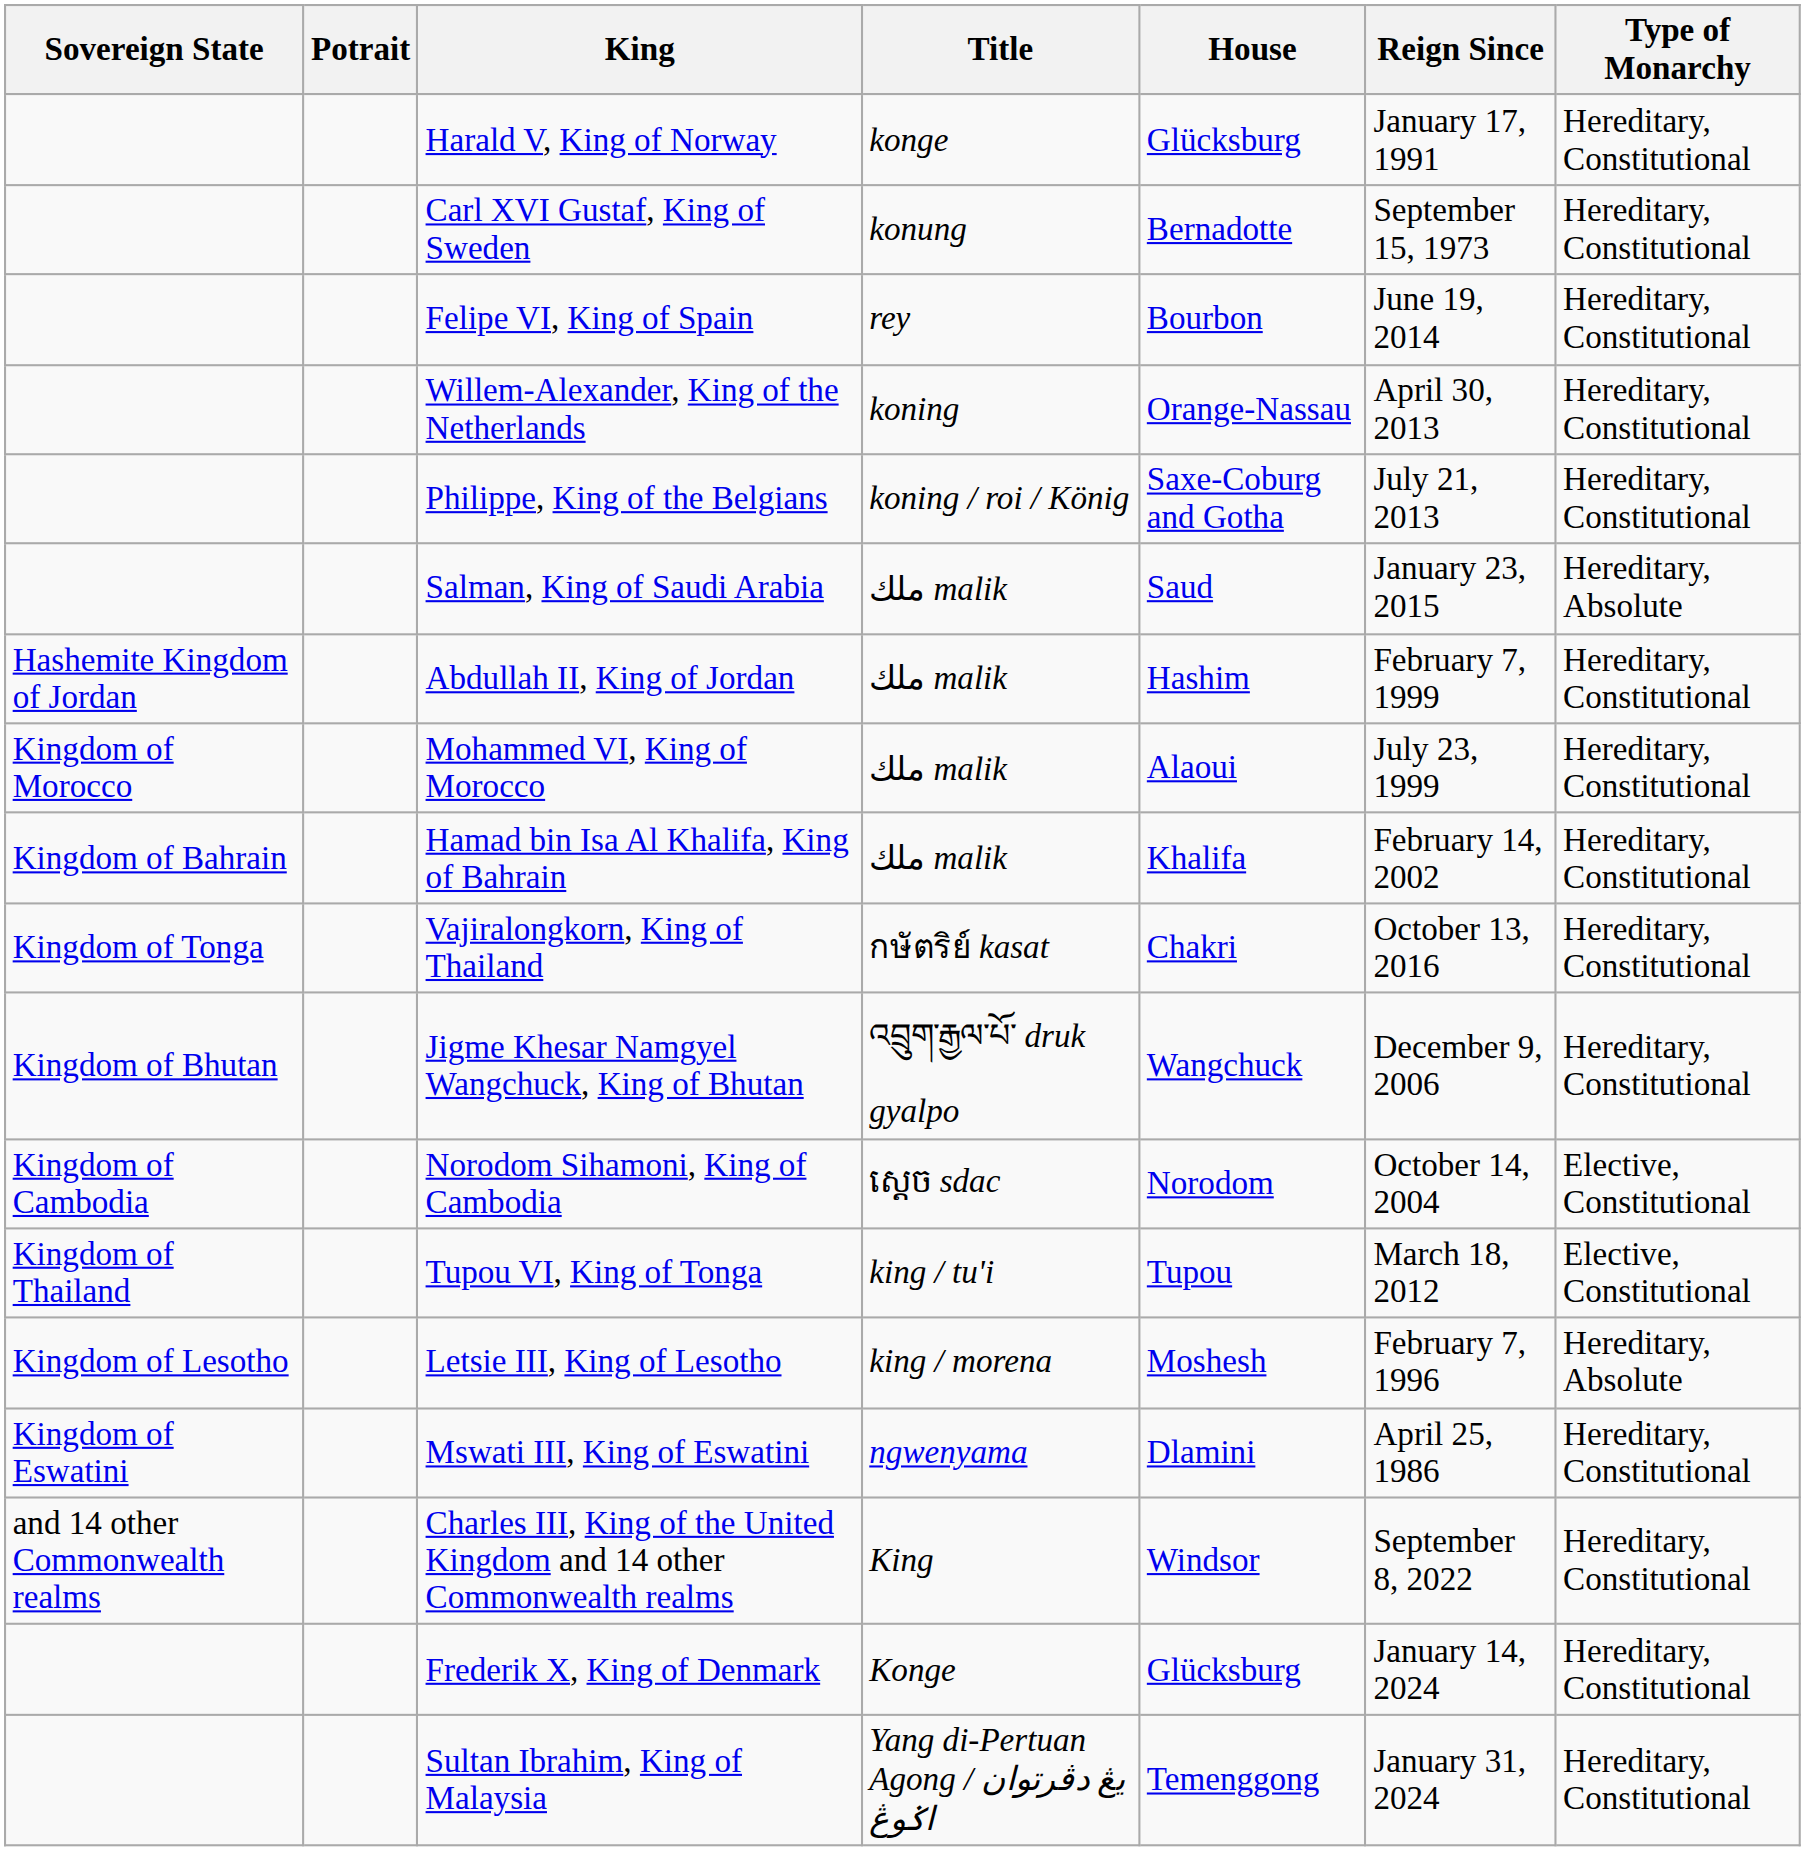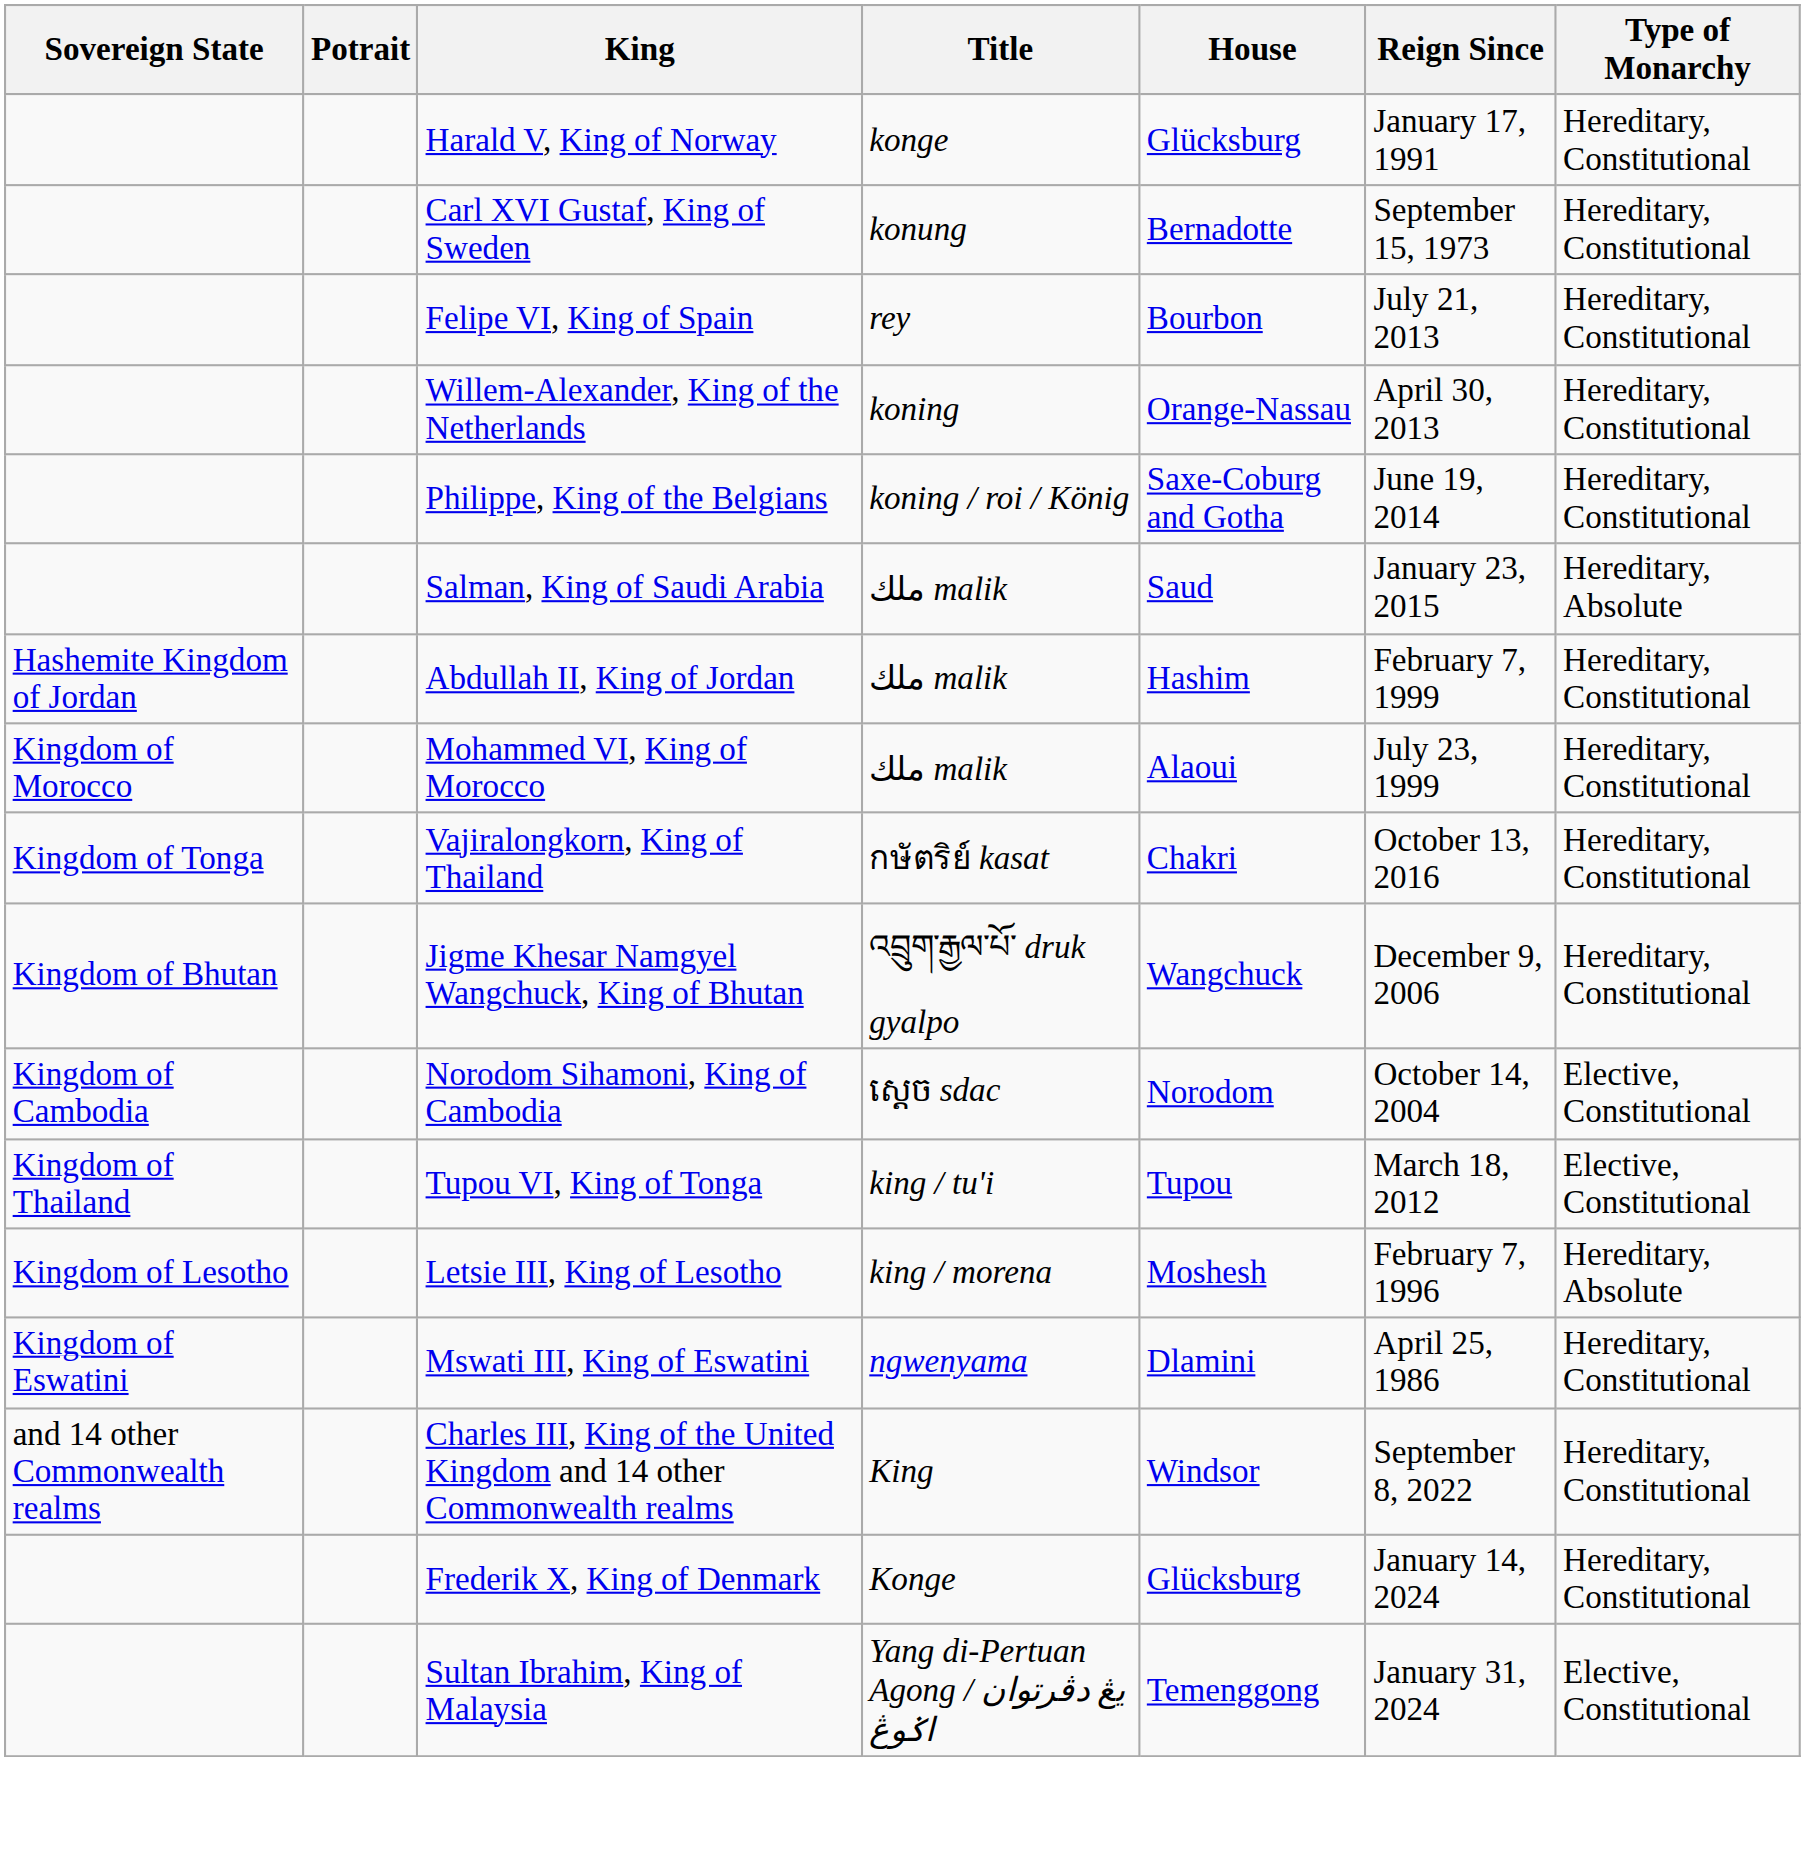(1429, 318) June 19, 2014 -> (1426, 318) July 21, 2013
(1426, 498) July 21, 2013 -> (1429, 498) June 19, 2014
- row: (637, 857)
(1657, 1779) Hereditary, Constitutional -> (1657, 1689) Elective, Constitutional
